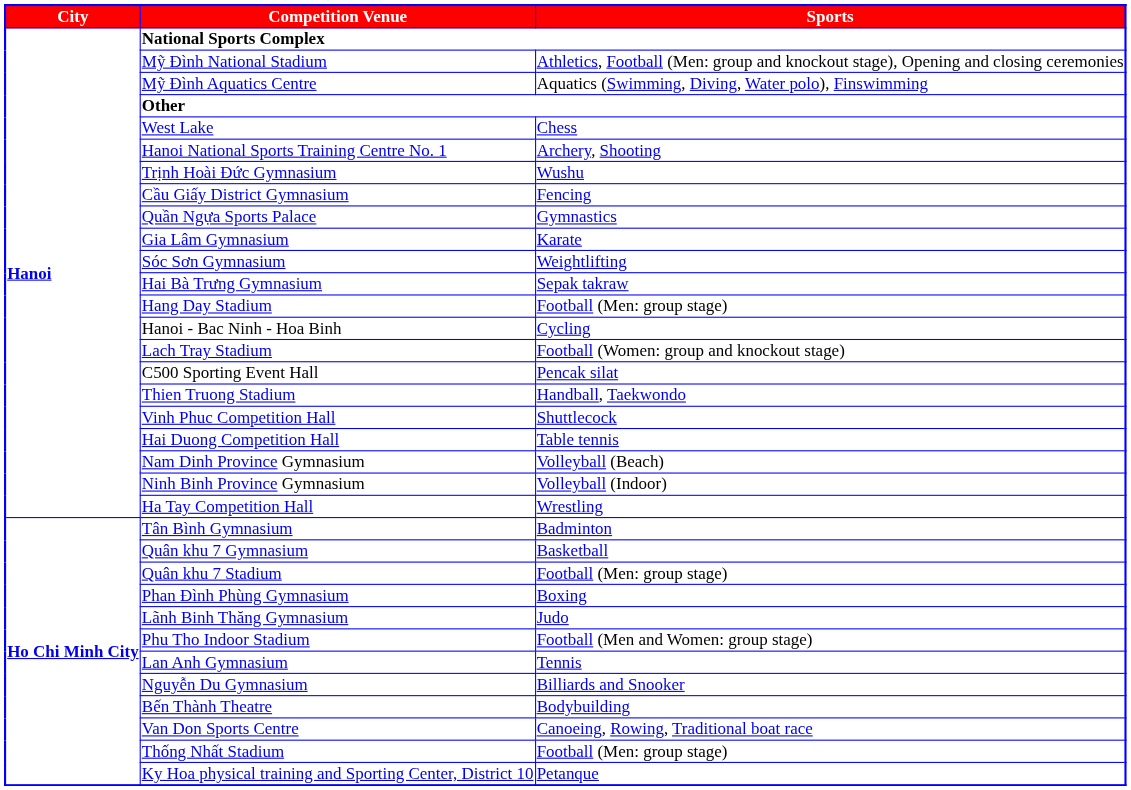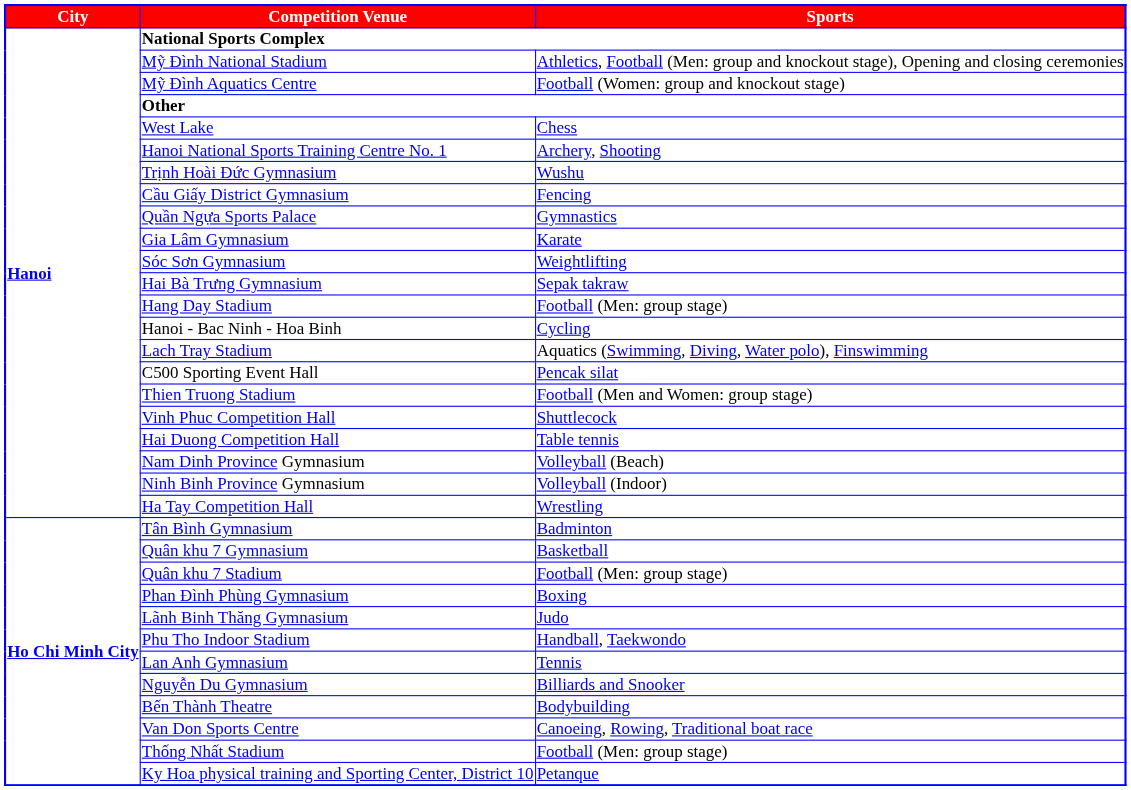(732, 83) Aquatics (Swimming, Diving, Water polo), Finswimming -> (691, 83) Football (Women: group and knockout stage)
(691, 350) Football (Women: group and knockout stage) -> (732, 350) Aquatics (Swimming, Diving, Water polo), Finswimming
(611, 395) Handball, Taekwondo -> (675, 395) Football (Men and Women: group stage)
(675, 639) Football (Men and Women: group stage) -> (611, 639) Handball, Taekwondo
